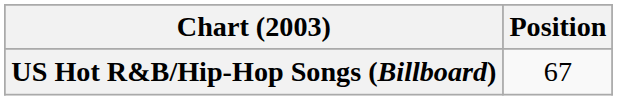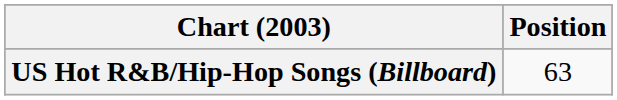(558, 71) 67 -> (558, 71) 63
